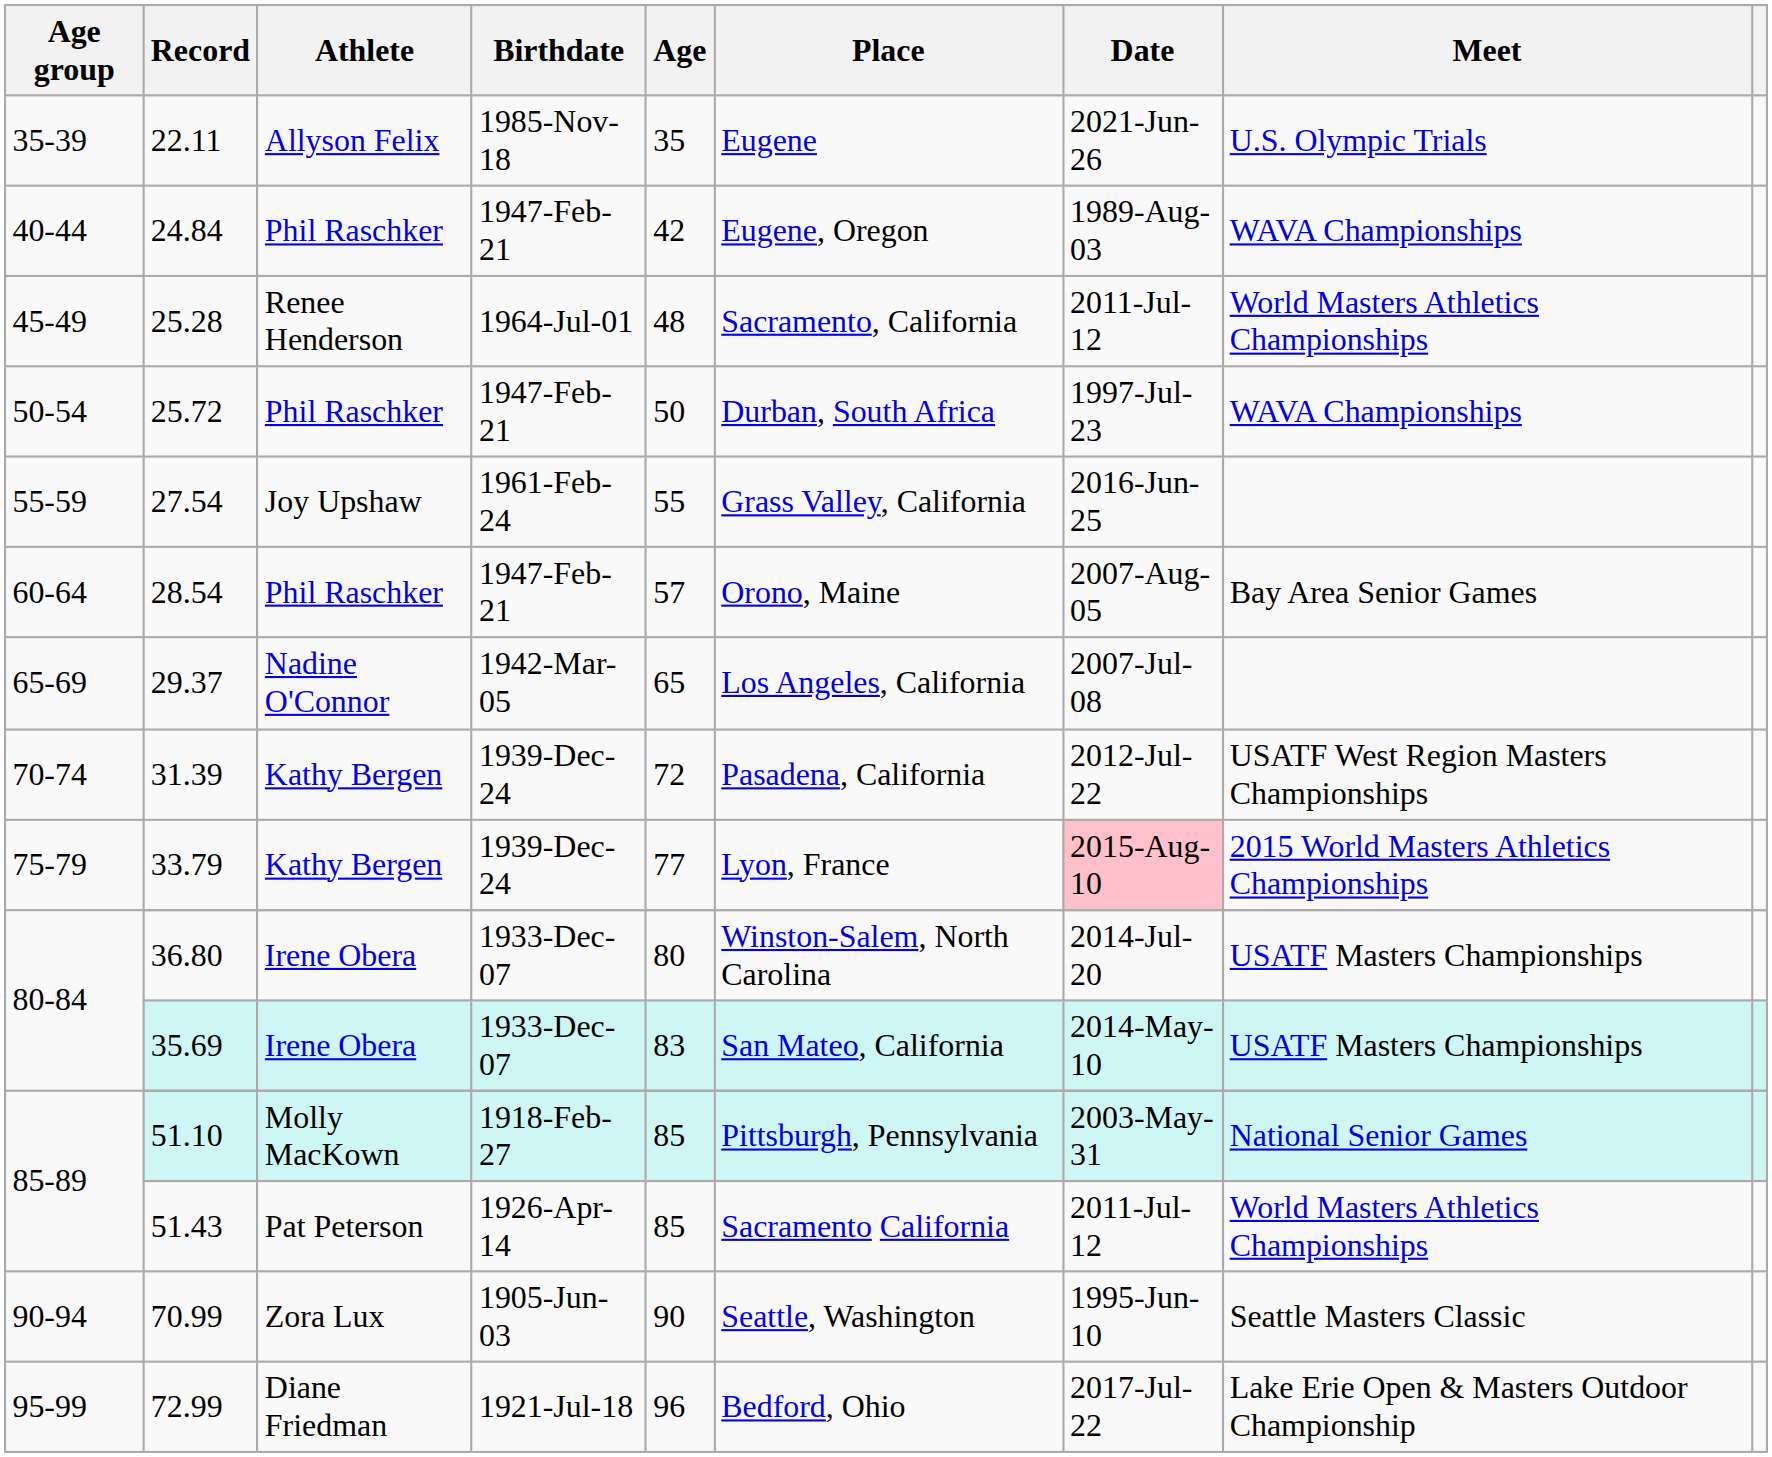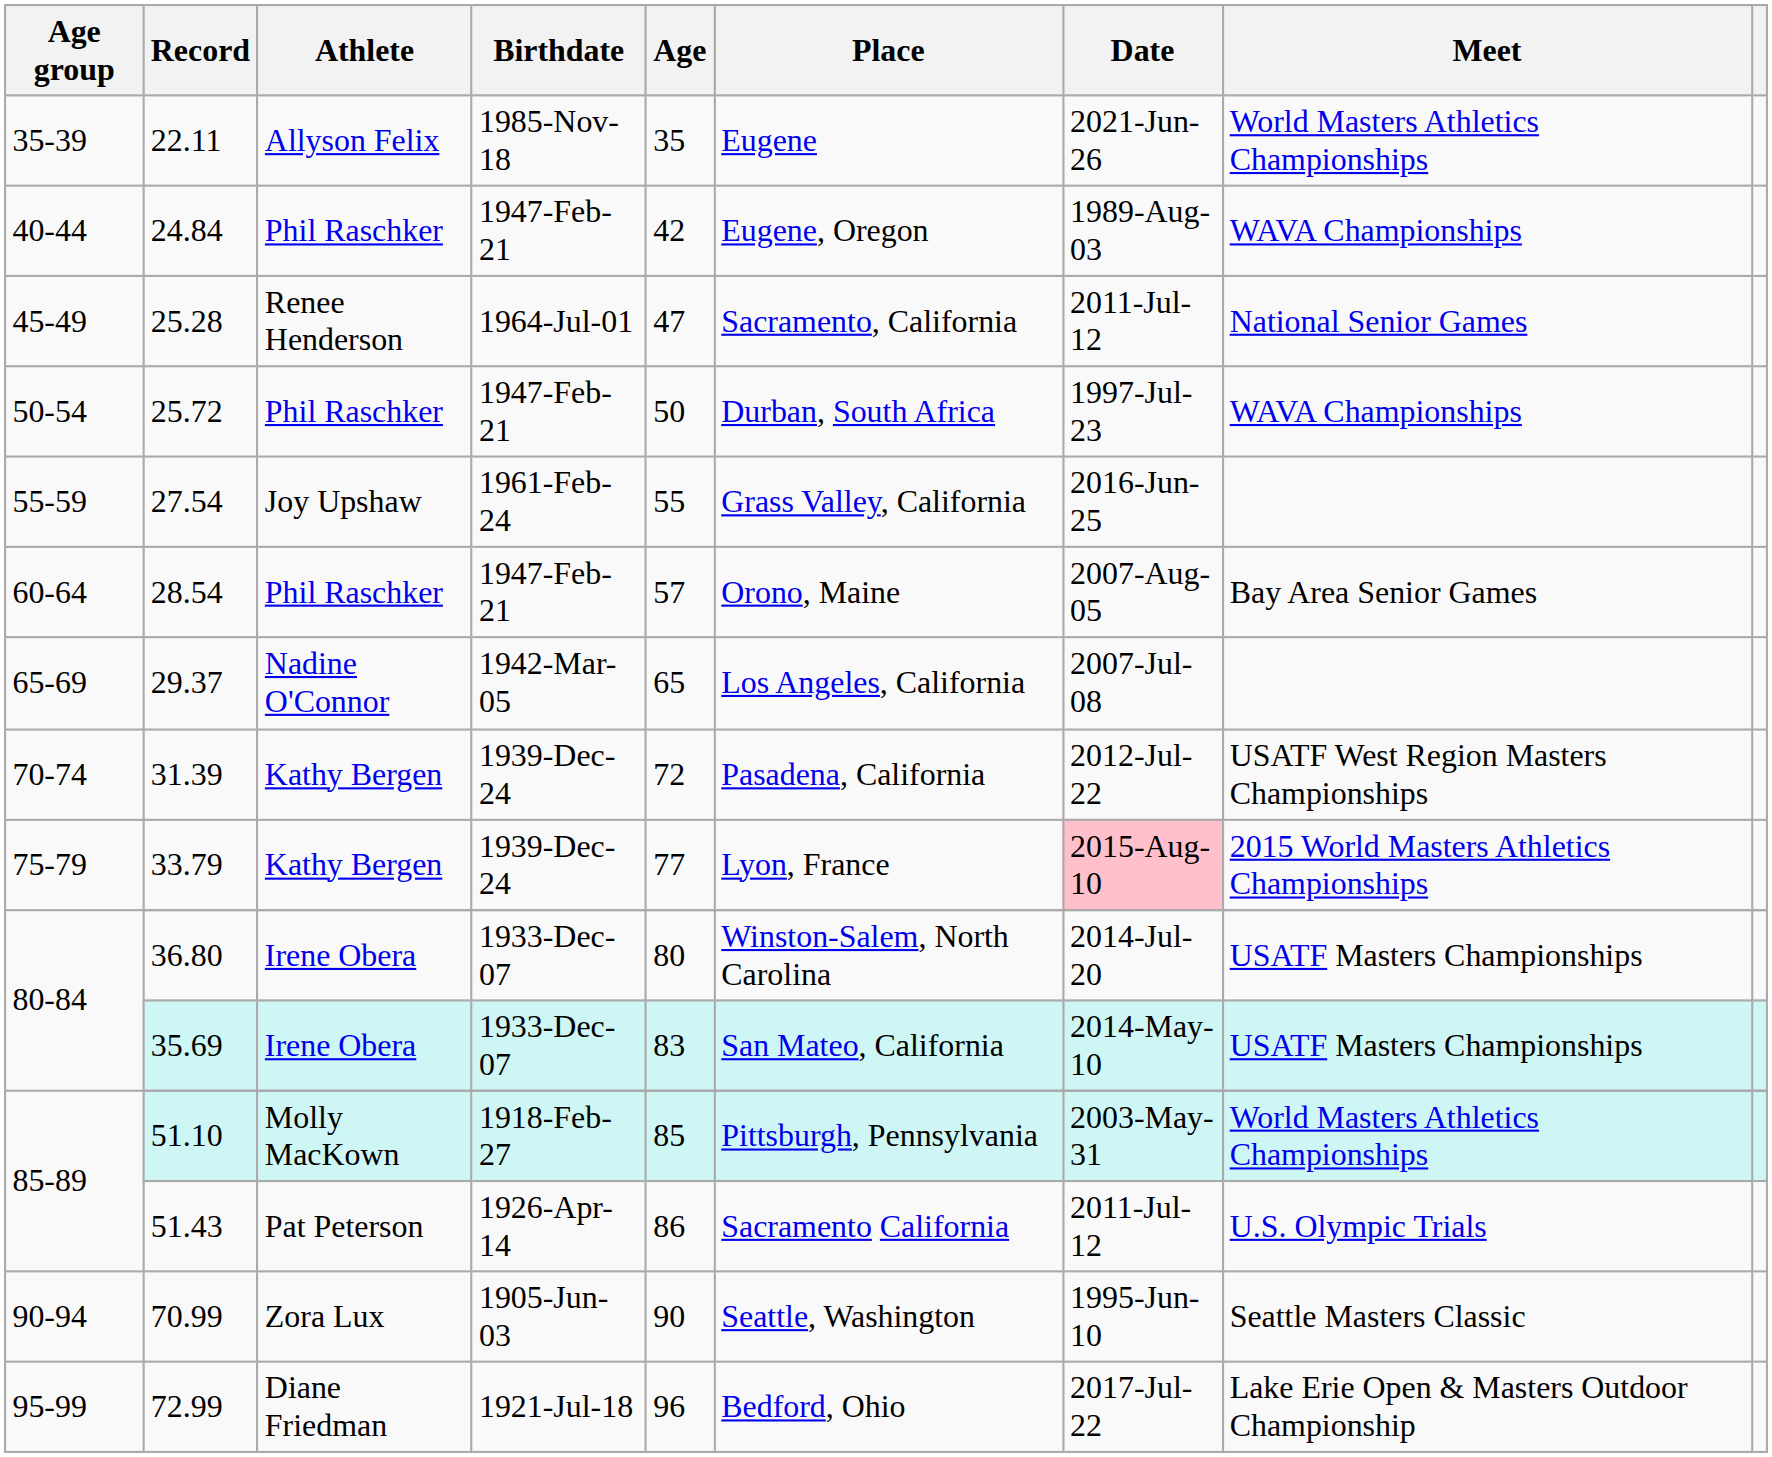(1358, 140) U.S. Olympic Trials -> (1384, 140) World Masters Athletics Championships
(669, 321) 48 -> (669, 321) 47
(1384, 321) World Masters Athletics Championships -> (1379, 321) National Senior Games
(1379, 1135) National Senior Games -> (1384, 1135) World Masters Athletics Championships
(669, 1225) 85 -> (669, 1225) 86
(1384, 1225) World Masters Athletics Championships -> (1358, 1225) U.S. Olympic Trials
